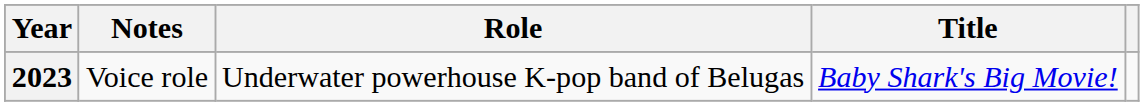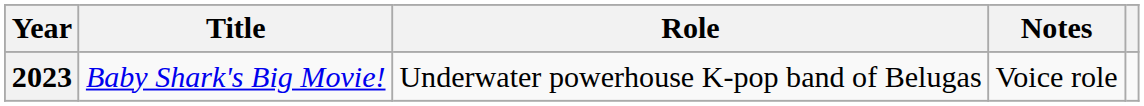columns swapped: (968, 28) <-> (147, 28)
